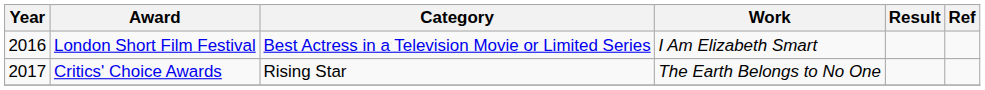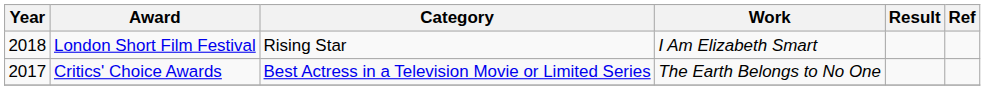(27, 44) 2016 -> (27, 44) 2018
(457, 44) Best Actress in a Television Movie or Limited Series -> (305, 44) Rising Star
(305, 71) Rising Star -> (457, 71) Best Actress in a Television Movie or Limited Series
